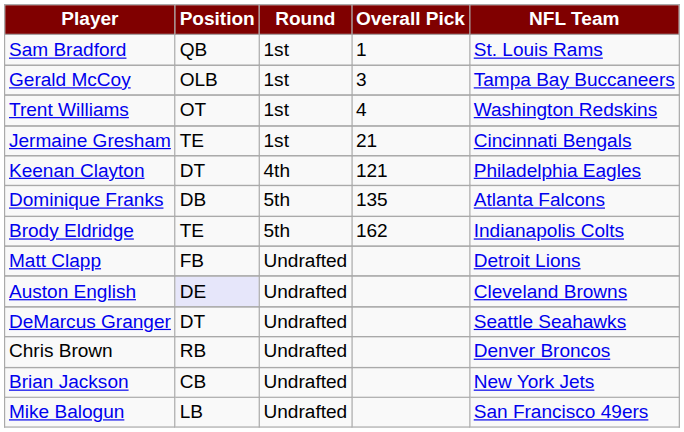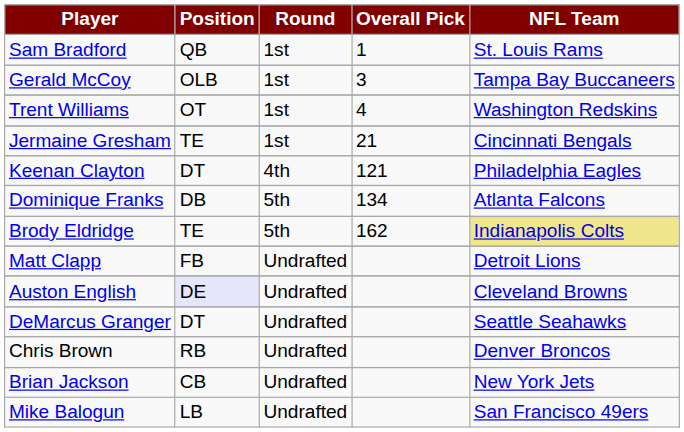(372, 200) 135 -> (372, 200) 134
(549, 230) no background -> (549, 230) khaki background
